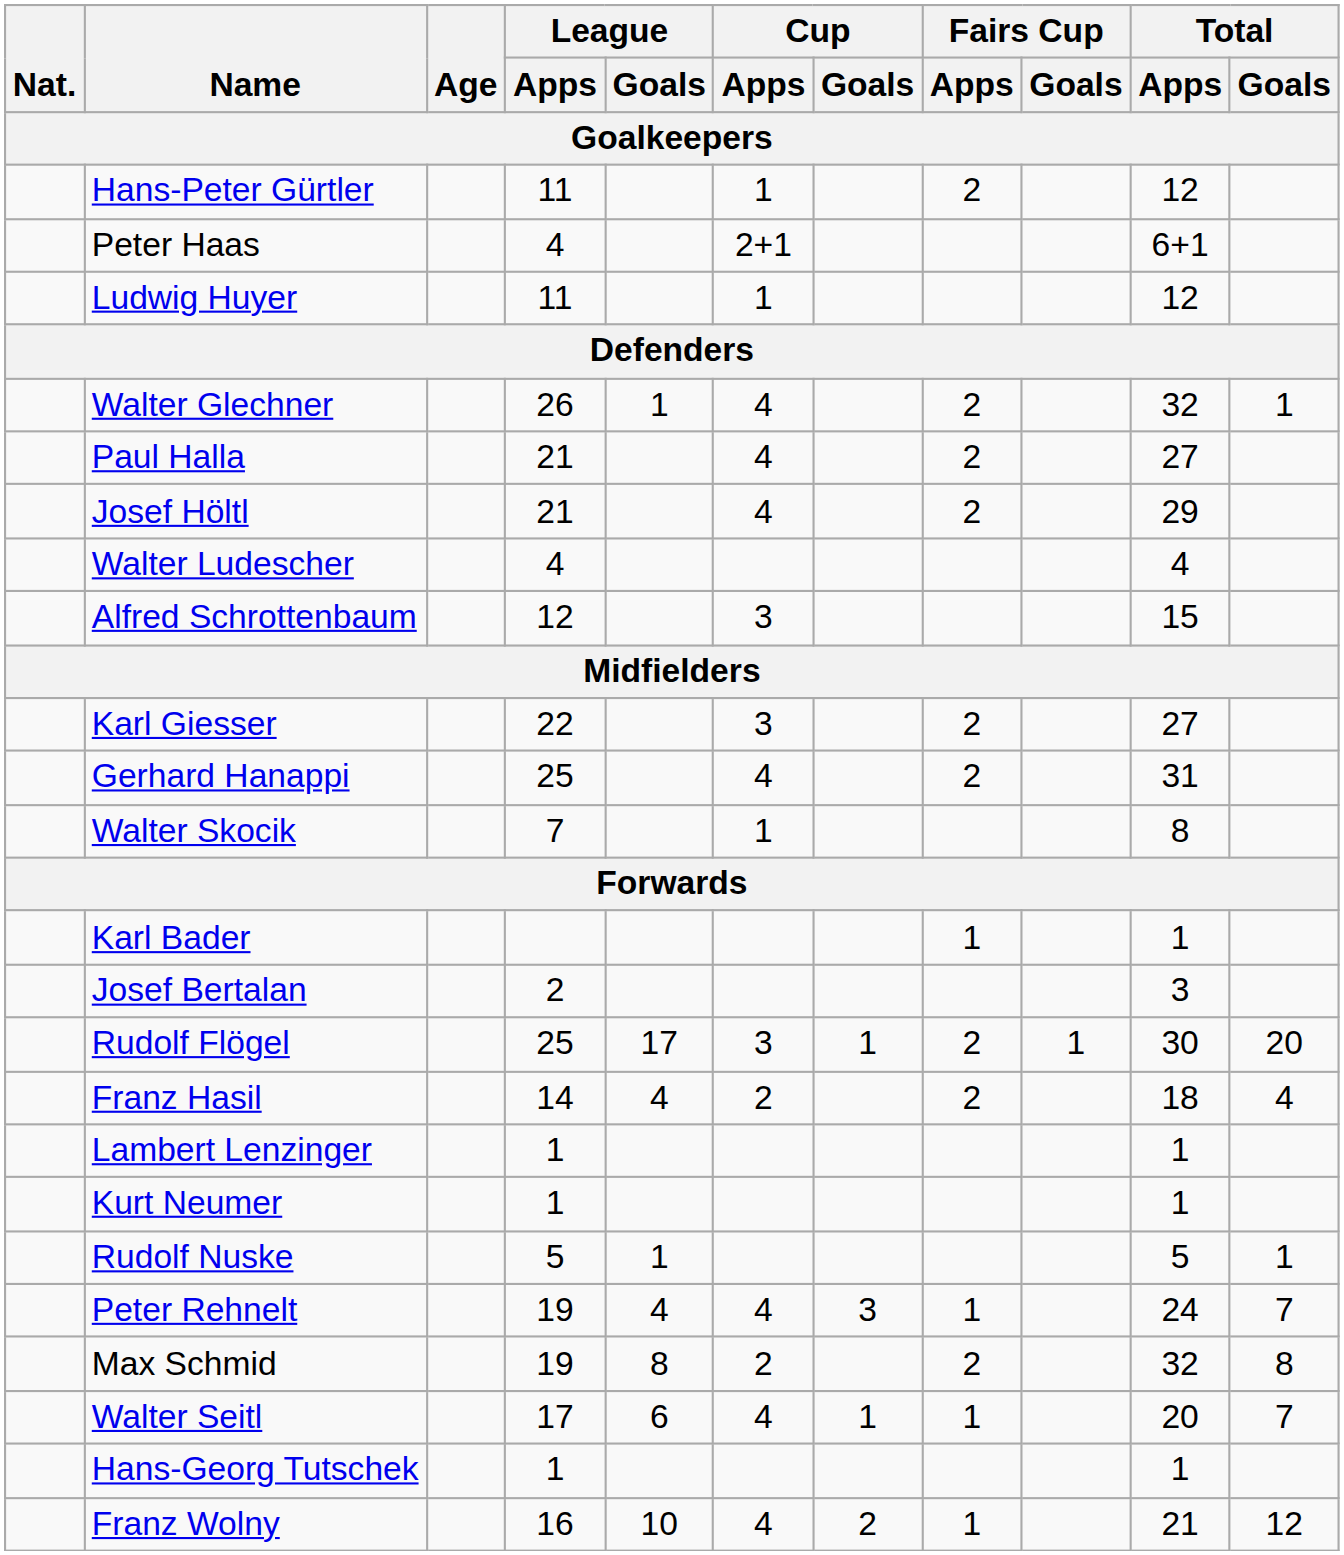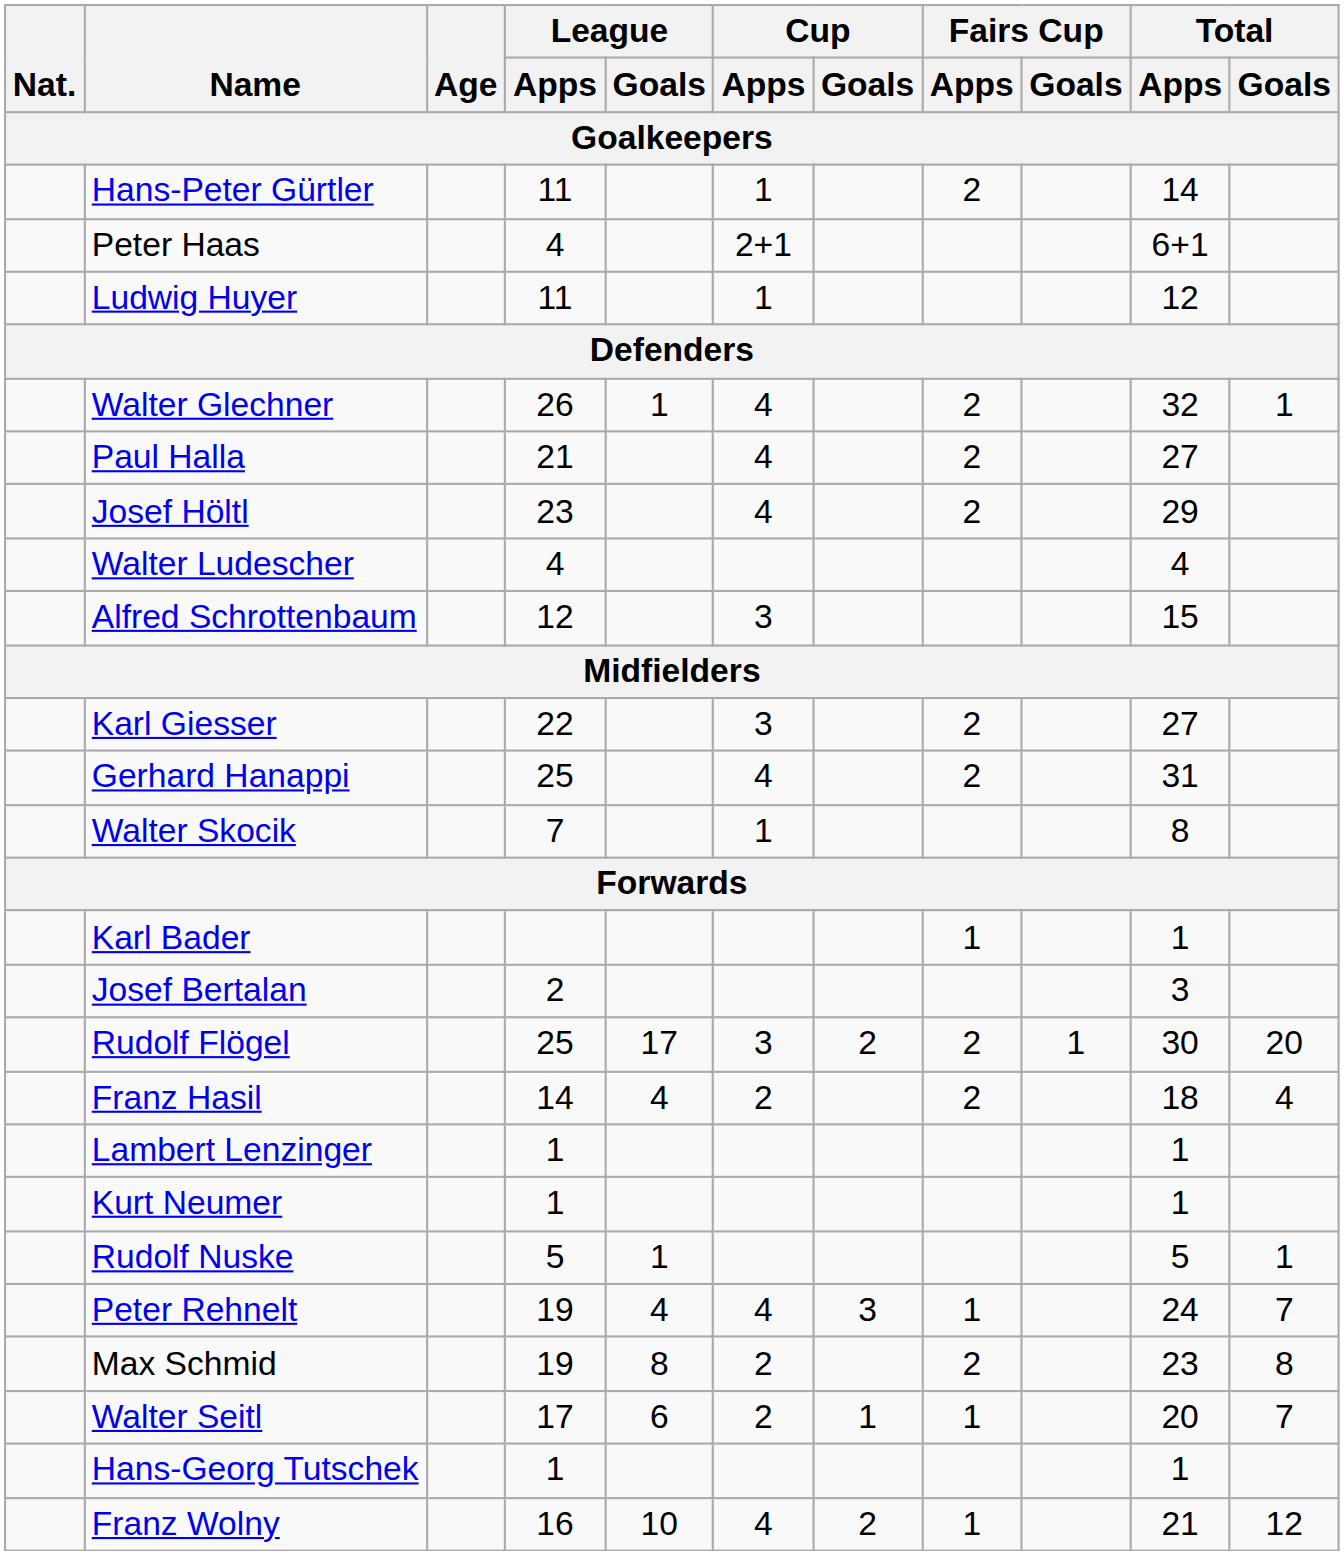(1180, 191) 12 -> (1180, 191) 14
(555, 510) 21 -> (555, 510) 23
(868, 1043) 1 -> (868, 1043) 2
(1180, 1363) 32 -> (1180, 1363) 23
(763, 1416) 4 -> (763, 1416) 2
